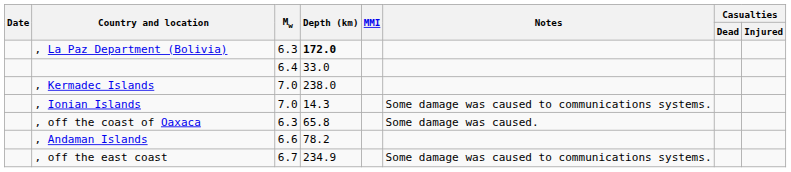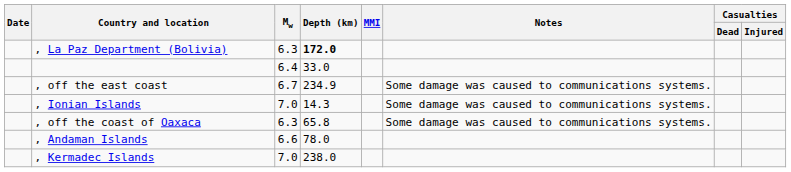rows swapped: (101, 158) <-> (94, 85)
(462, 121) Some damage was caused. -> (549, 121) Some damage was caused to communications systems.
(316, 139) 78.2 -> (316, 139) 78.0
